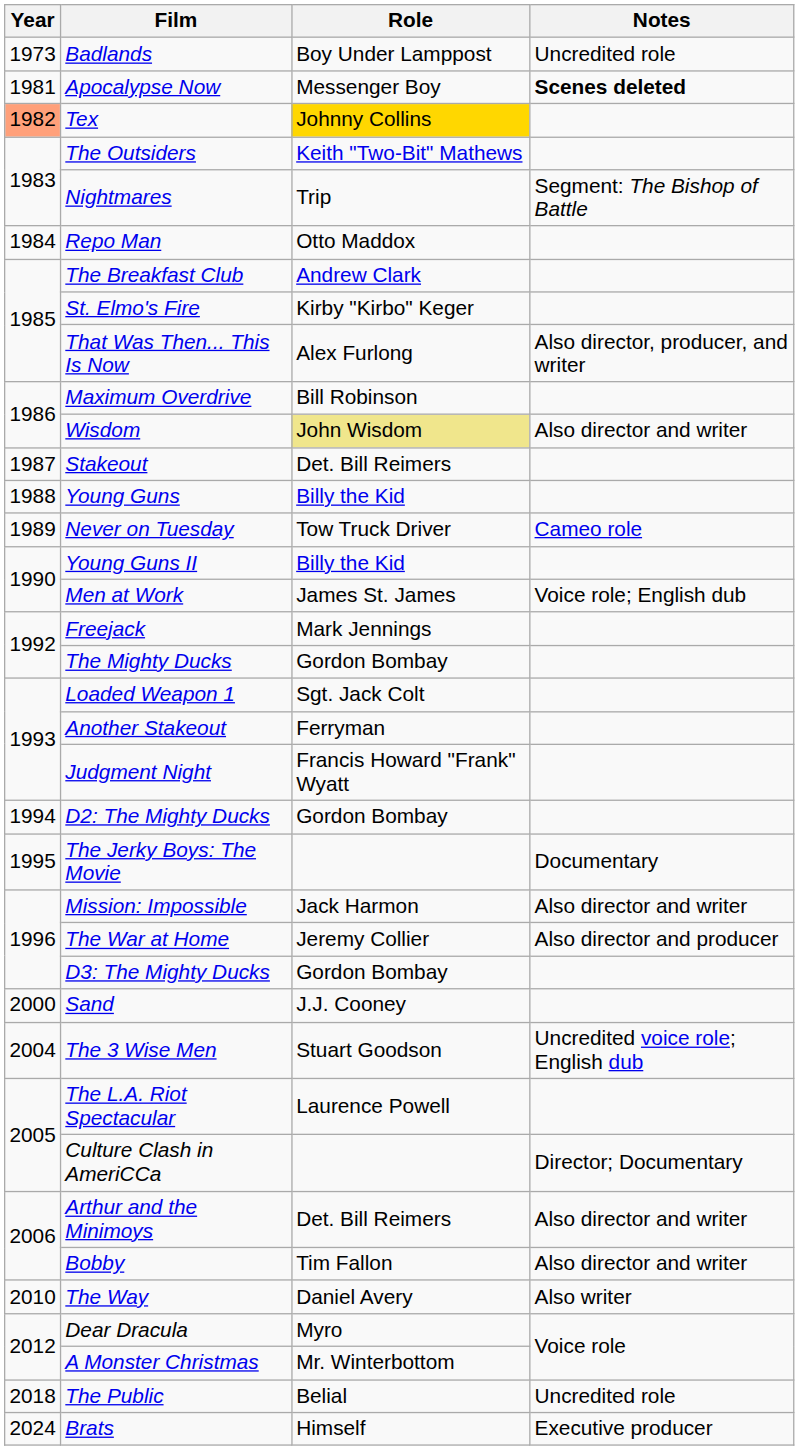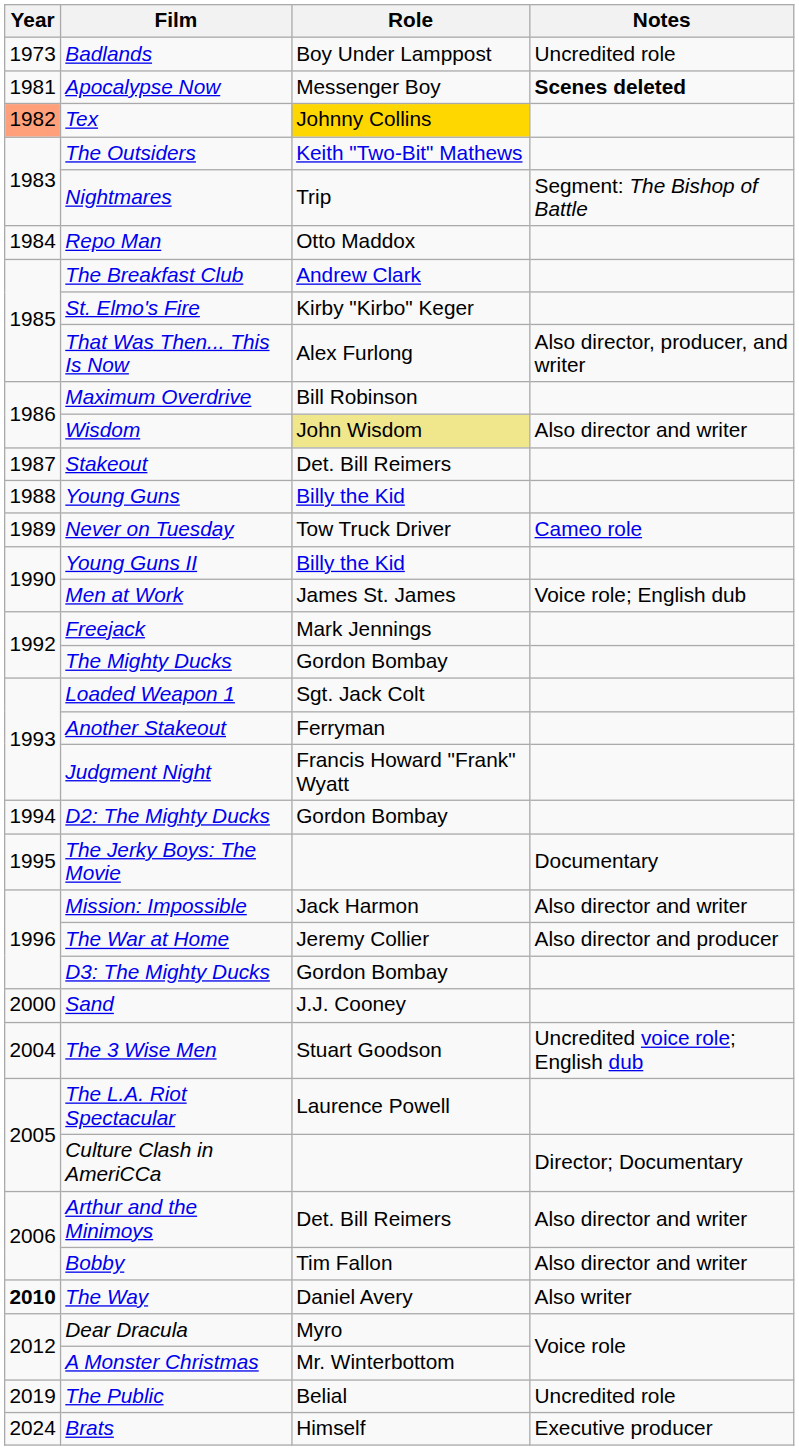(33, 1296) normal -> (33, 1296) bold
(33, 1395) 2018 -> (33, 1395) 2019
